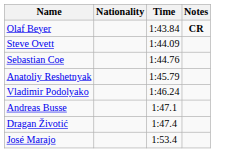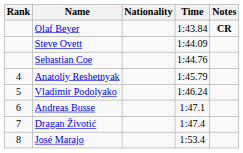+ column: (18, 12)
